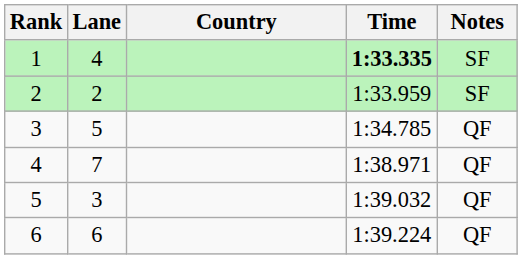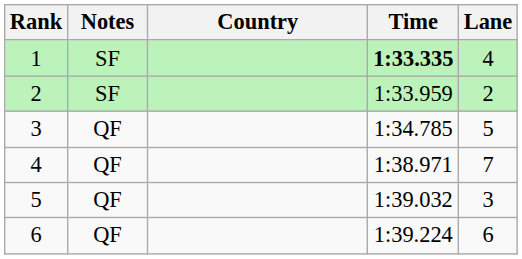columns swapped: (97, 22) <-> (477, 22)
